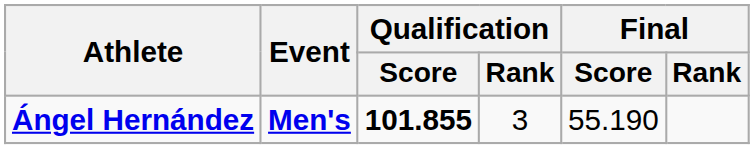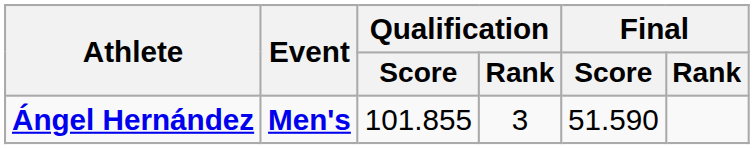(418, 120) bold -> (418, 120) normal
(613, 120) 55.190 -> (613, 120) 51.590
